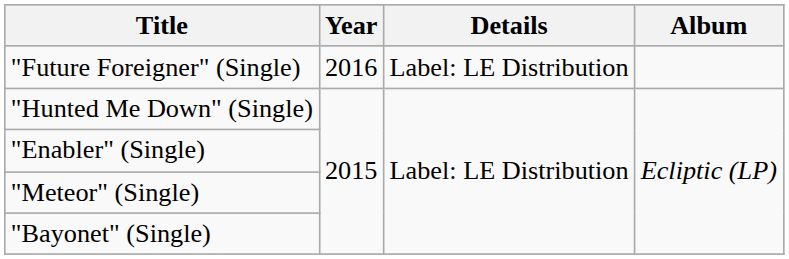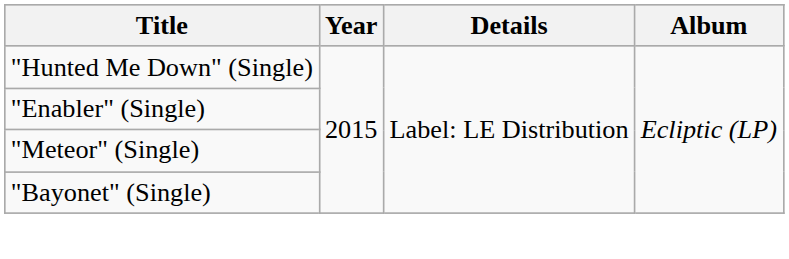- row: (156, 66)
